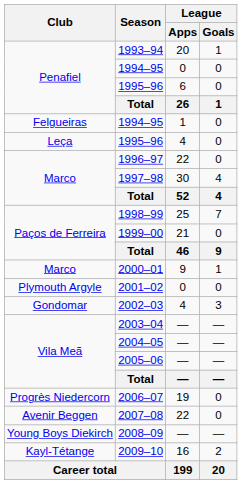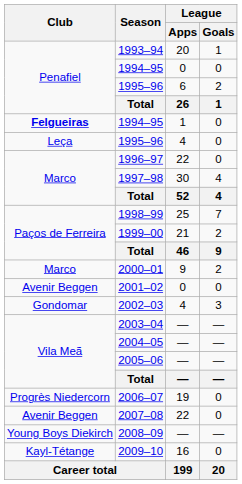(218, 86) 0 -> (218, 86) 2
(60, 123) normal -> (60, 123) bold
(218, 232) 0 -> (218, 232) 2
(218, 269) 1 -> (218, 269) 2
(60, 287) Plymouth Argyle -> (60, 287) Avenir Beggen
(218, 452) 2 -> (218, 452) 0
